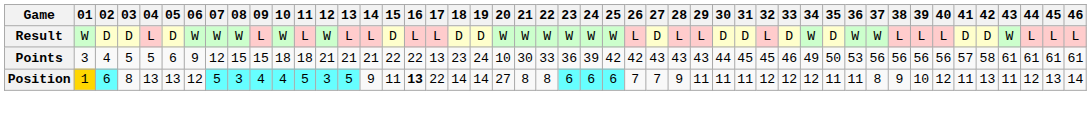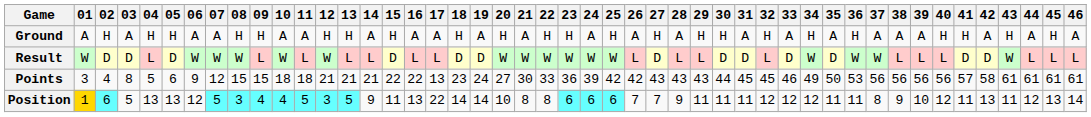+ row: (39, 37)
(129, 58) 5 -> (129, 79) 8
(503, 58) 10 -> (503, 79) 27
(129, 79) 8 -> (129, 101) 5
(415, 79) bold -> (415, 101) normal
(503, 79) 27 -> (503, 101) 10
